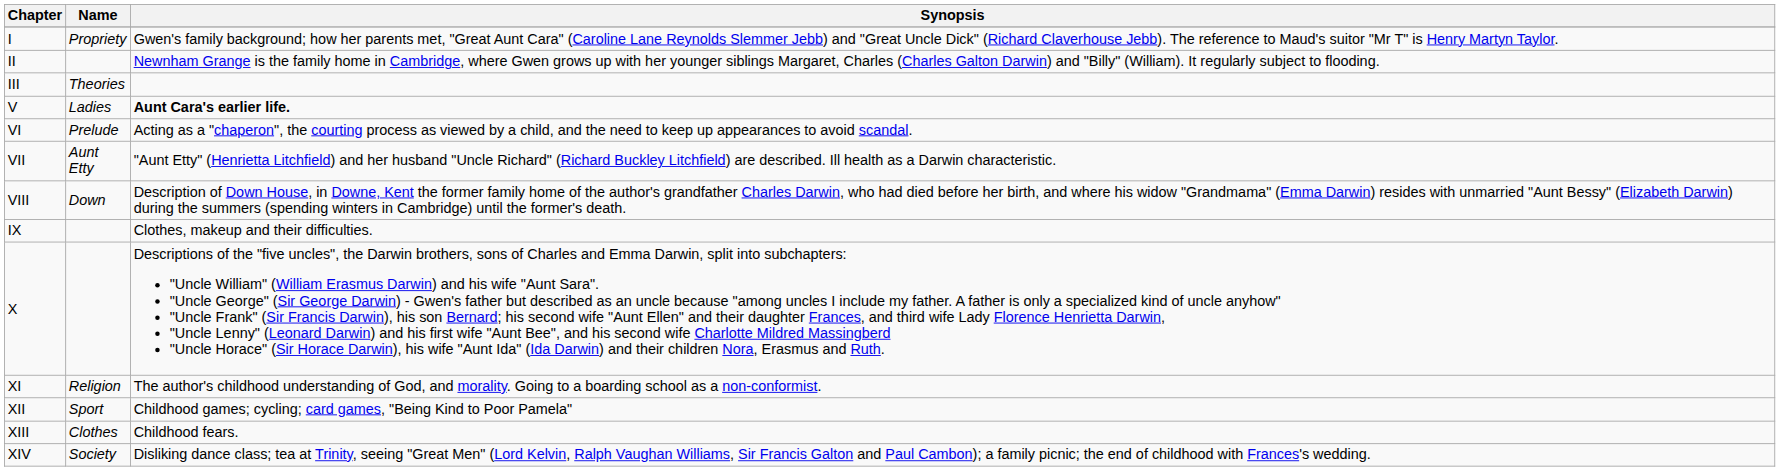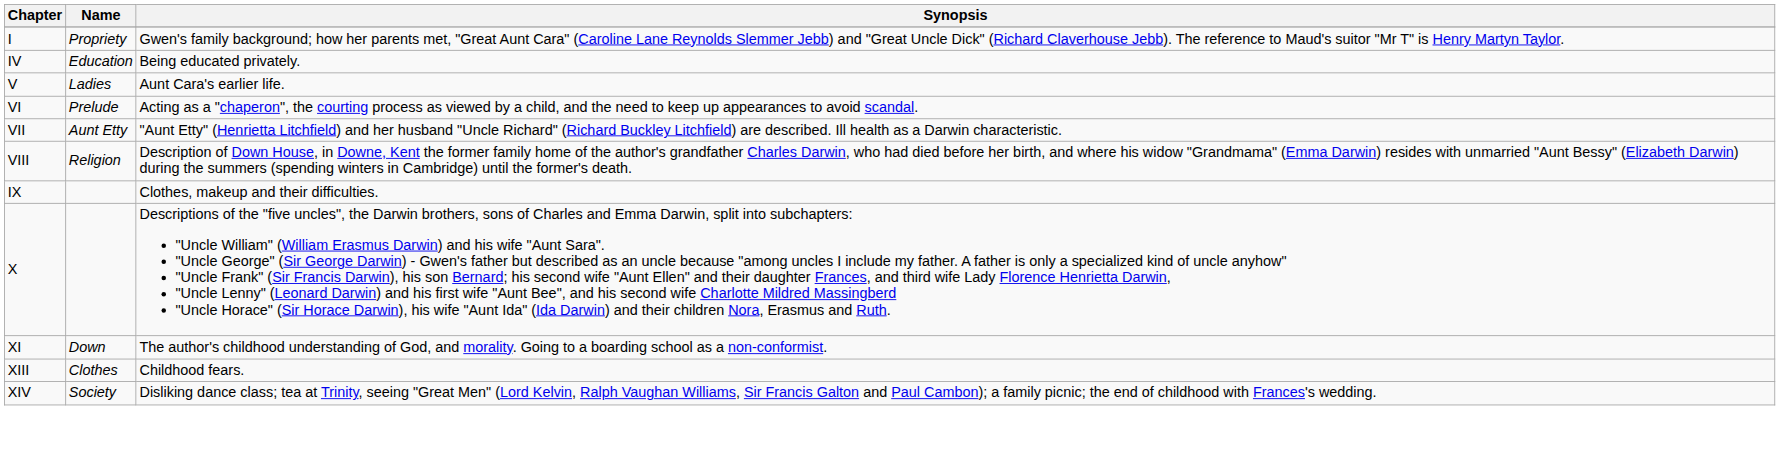- row: (12, 61)
- row: (14, 84)
+ row: (15, 61)
(212, 107) bold -> (212, 84) normal
(87, 200) Down -> (95, 161) Religion
(95, 386) Religion -> (87, 347) Down
- row: (17, 409)
